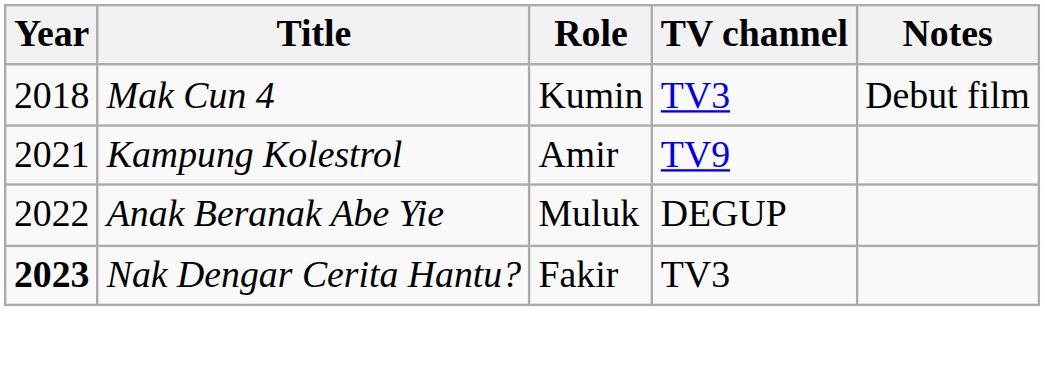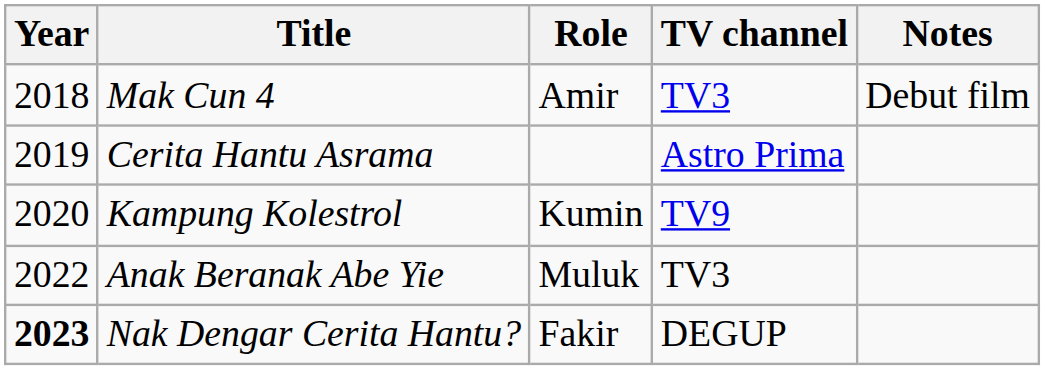(591, 94) Kumin -> (578, 94) Amir
+ row: (270, 154)
(52, 154) 2021 -> (52, 214) 2020
(578, 154) Amir -> (591, 214) Kumin
(724, 214) DEGUP -> (695, 273) TV3
(695, 273) TV3 -> (724, 333) DEGUP
